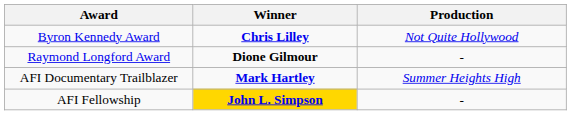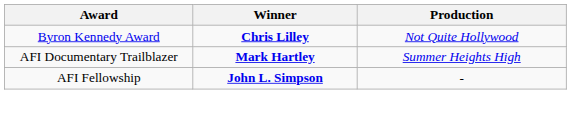- row: (99, 57)
(275, 99) gold background -> (275, 78) no background
